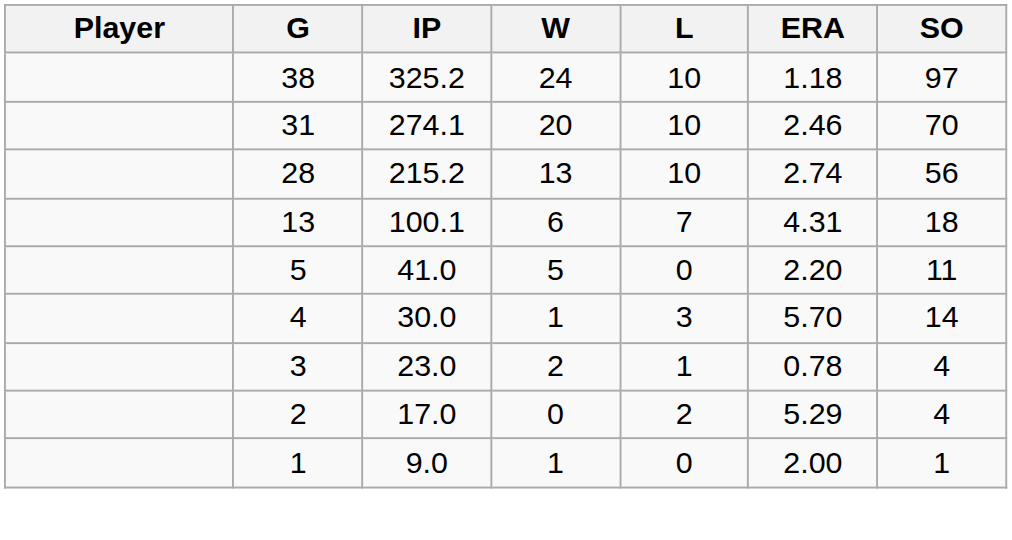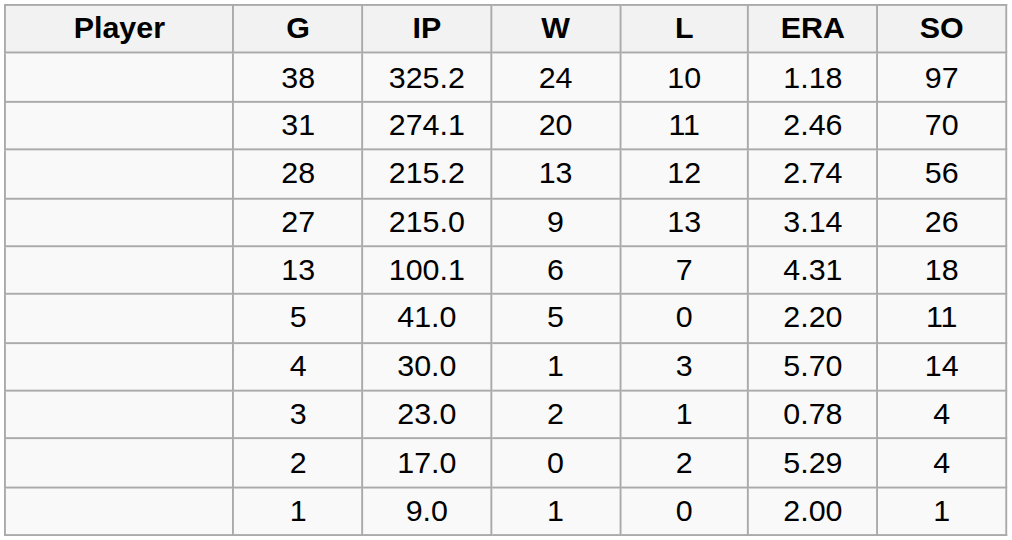(684, 125) 10 -> (684, 125) 11
(684, 173) 10 -> (684, 173) 12
+ row: (298, 221)
